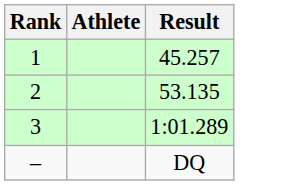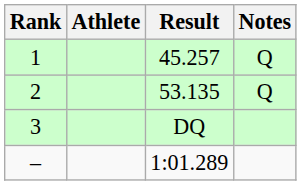+ column: (265, 22)
(189, 127) 1:01.289 -> (189, 127) DQ
(189, 162) DQ -> (189, 162) 1:01.289
